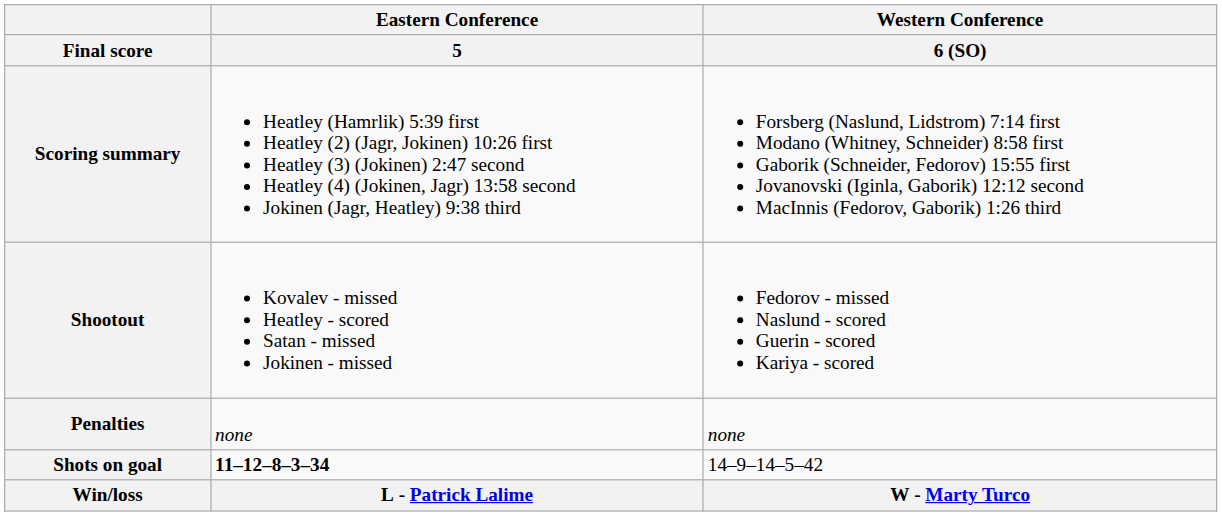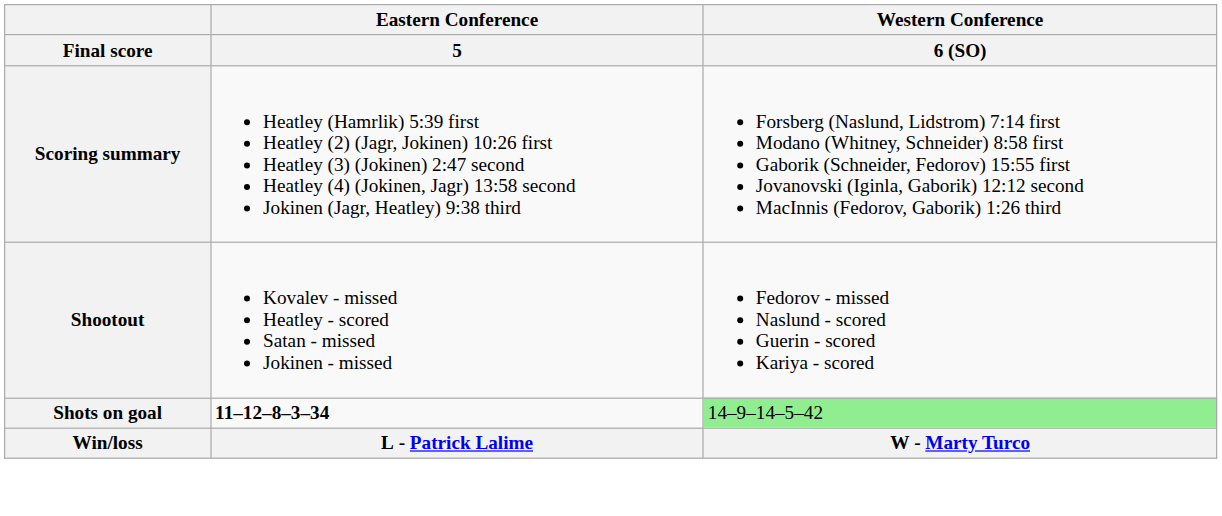- row: (108, 423)
(765, 464) no background -> (765, 412) lightgreen background
